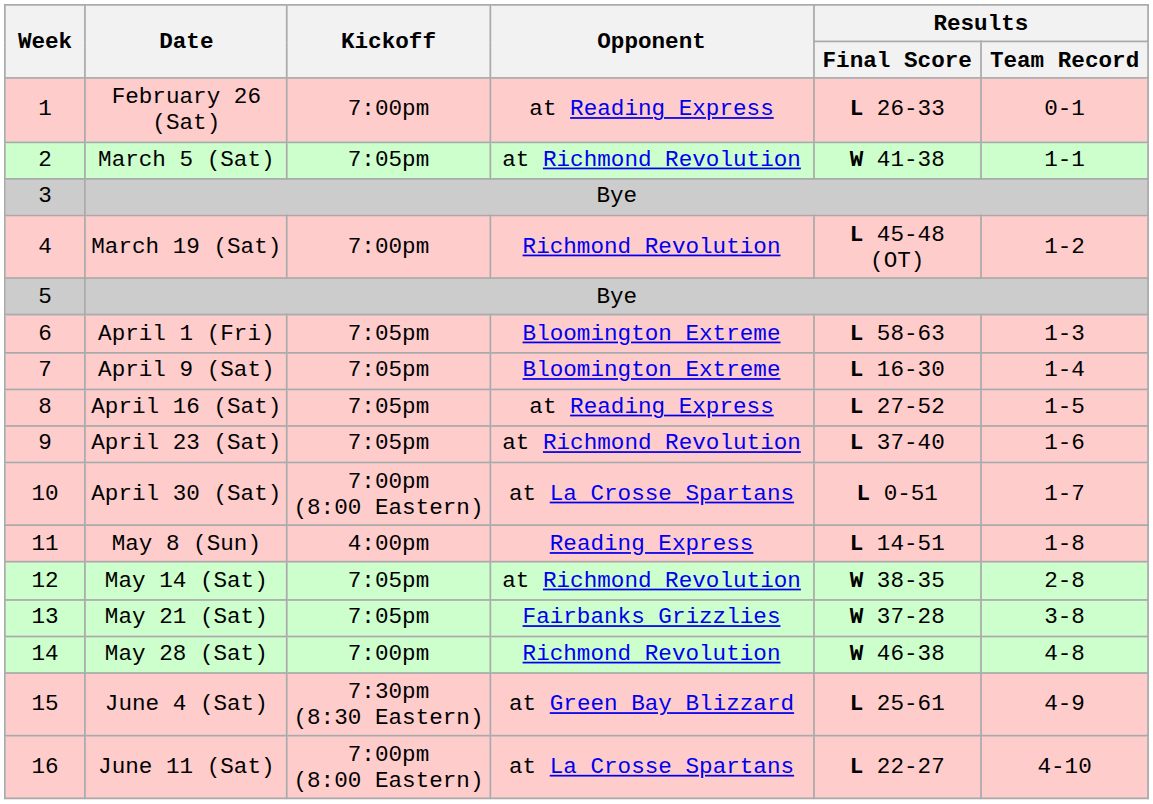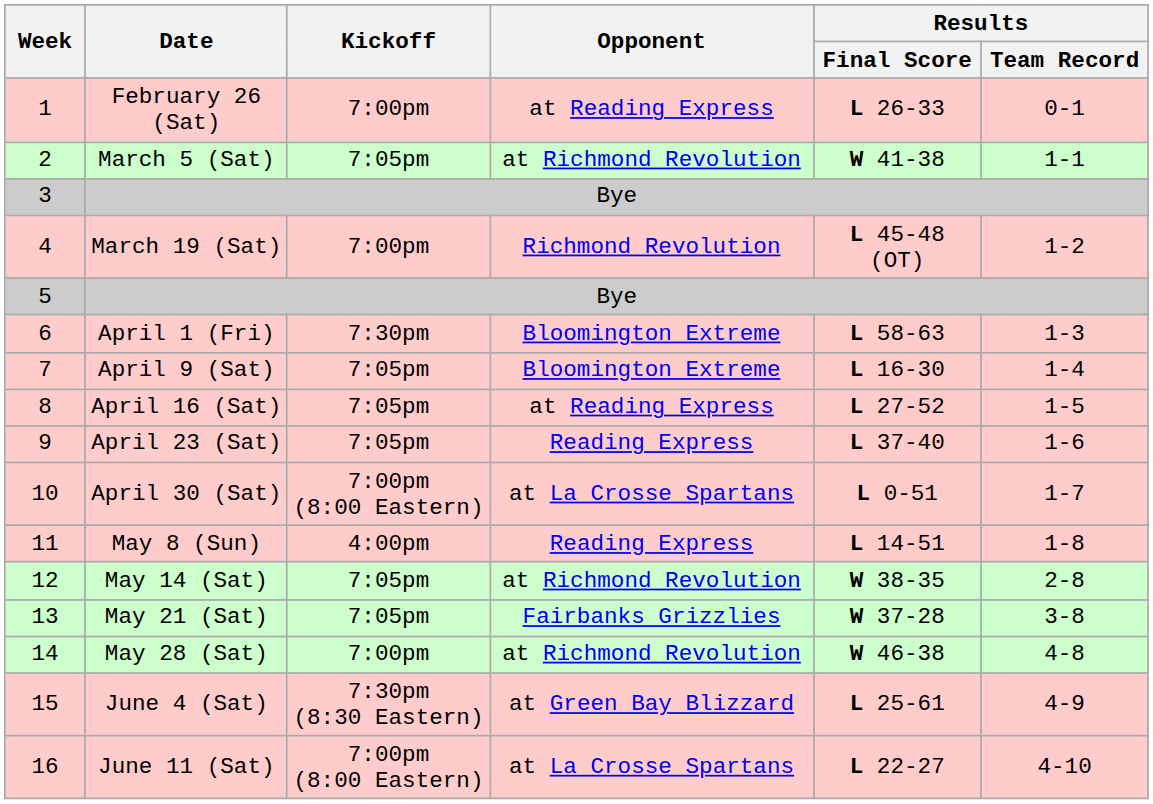(388, 334) 7:05pm -> (388, 334) 7:30pm
(652, 444) at Richmond Revolution -> (652, 444) Reading Express
(652, 655) Richmond Revolution -> (652, 655) at Richmond Revolution
